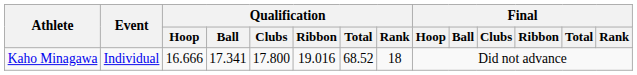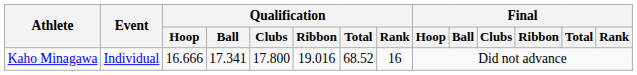(395, 59) 18 -> (395, 59) 16
